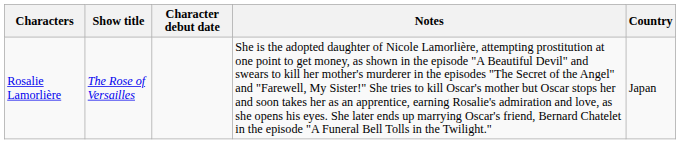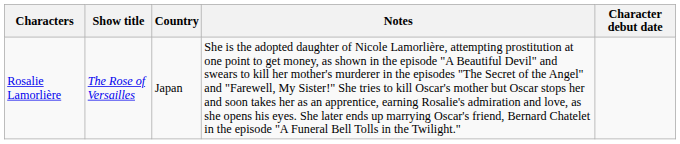columns swapped: (192, 20) <-> (651, 20)
